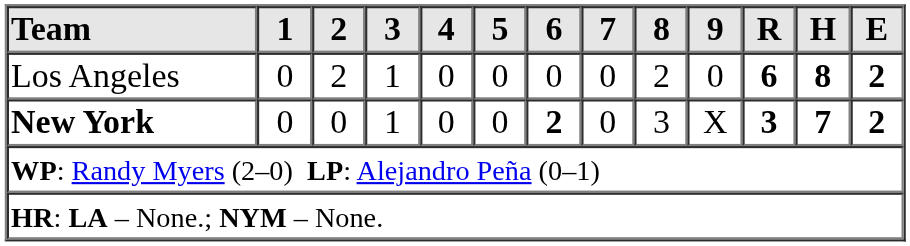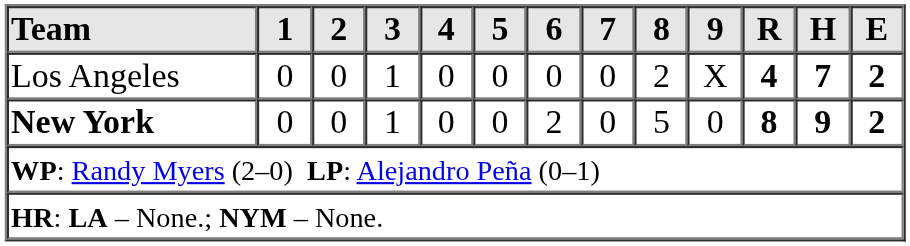(339, 75) 2 -> (339, 75) 0
(715, 75) 0 -> (715, 75) X
(769, 75) 6 -> (769, 75) 4
(823, 75) 8 -> (823, 75) 7
(554, 122) bold -> (554, 122) normal
(661, 122) 3 -> (661, 122) 5
(715, 122) X -> (715, 122) 0
(769, 122) 3 -> (769, 122) 8
(823, 122) 7 -> (823, 122) 9
